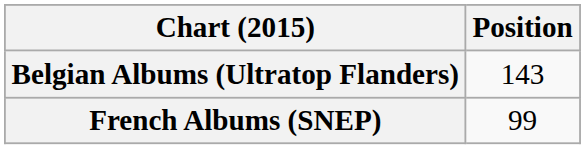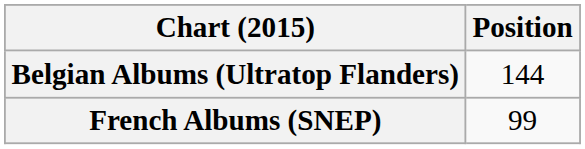(523, 73) 143 -> (523, 73) 144
